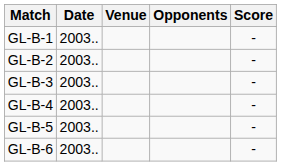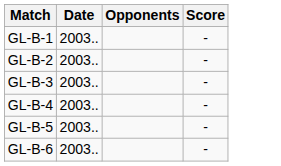- column: (126, 15)
